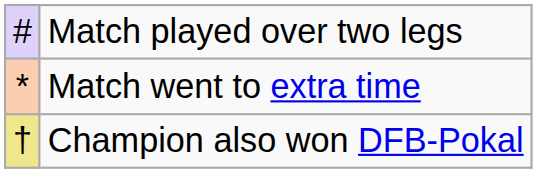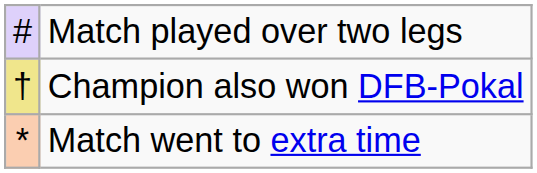rows swapped: (234, 85) <-> (286, 140)
